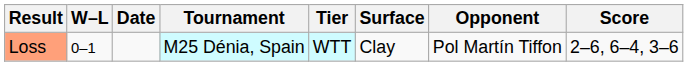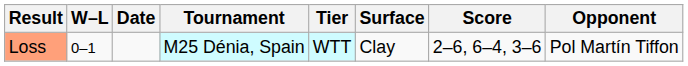columns swapped: (497, 18) <-> (624, 18)
